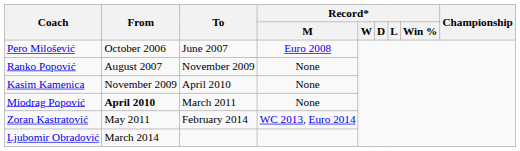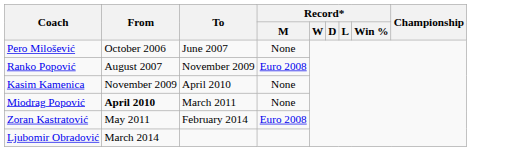(308, 48) Euro 2008 -> (283, 48) None
(308, 66) None -> (283, 66) Euro 2008
(308, 119) WC 2013, Euro 2014 -> (283, 119) Euro 2008
